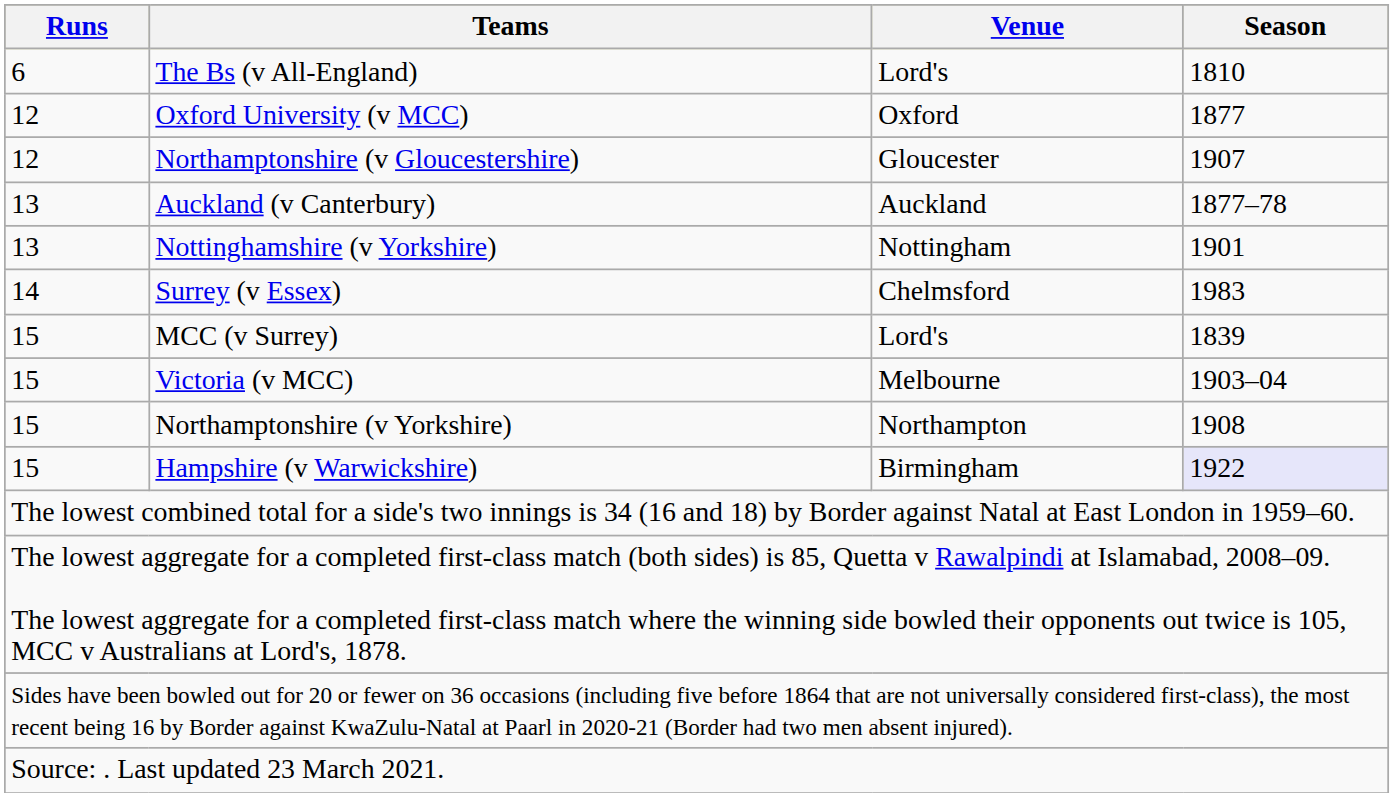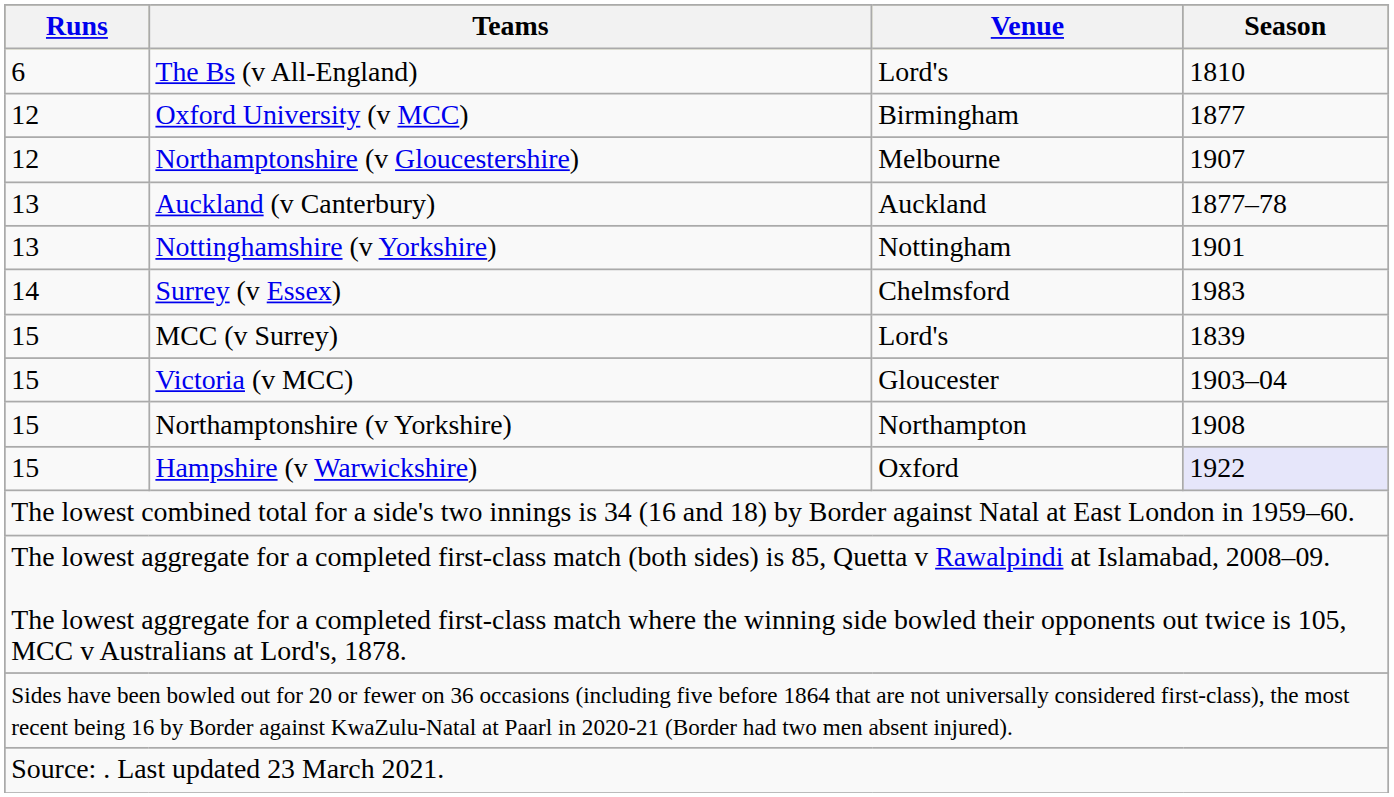(918, 114) Oxford -> (949, 114) Birmingham
(939, 159) Gloucester -> (939, 159) Melbourne
(939, 379) Melbourne -> (939, 379) Gloucester
(949, 468) Birmingham -> (918, 468) Oxford
